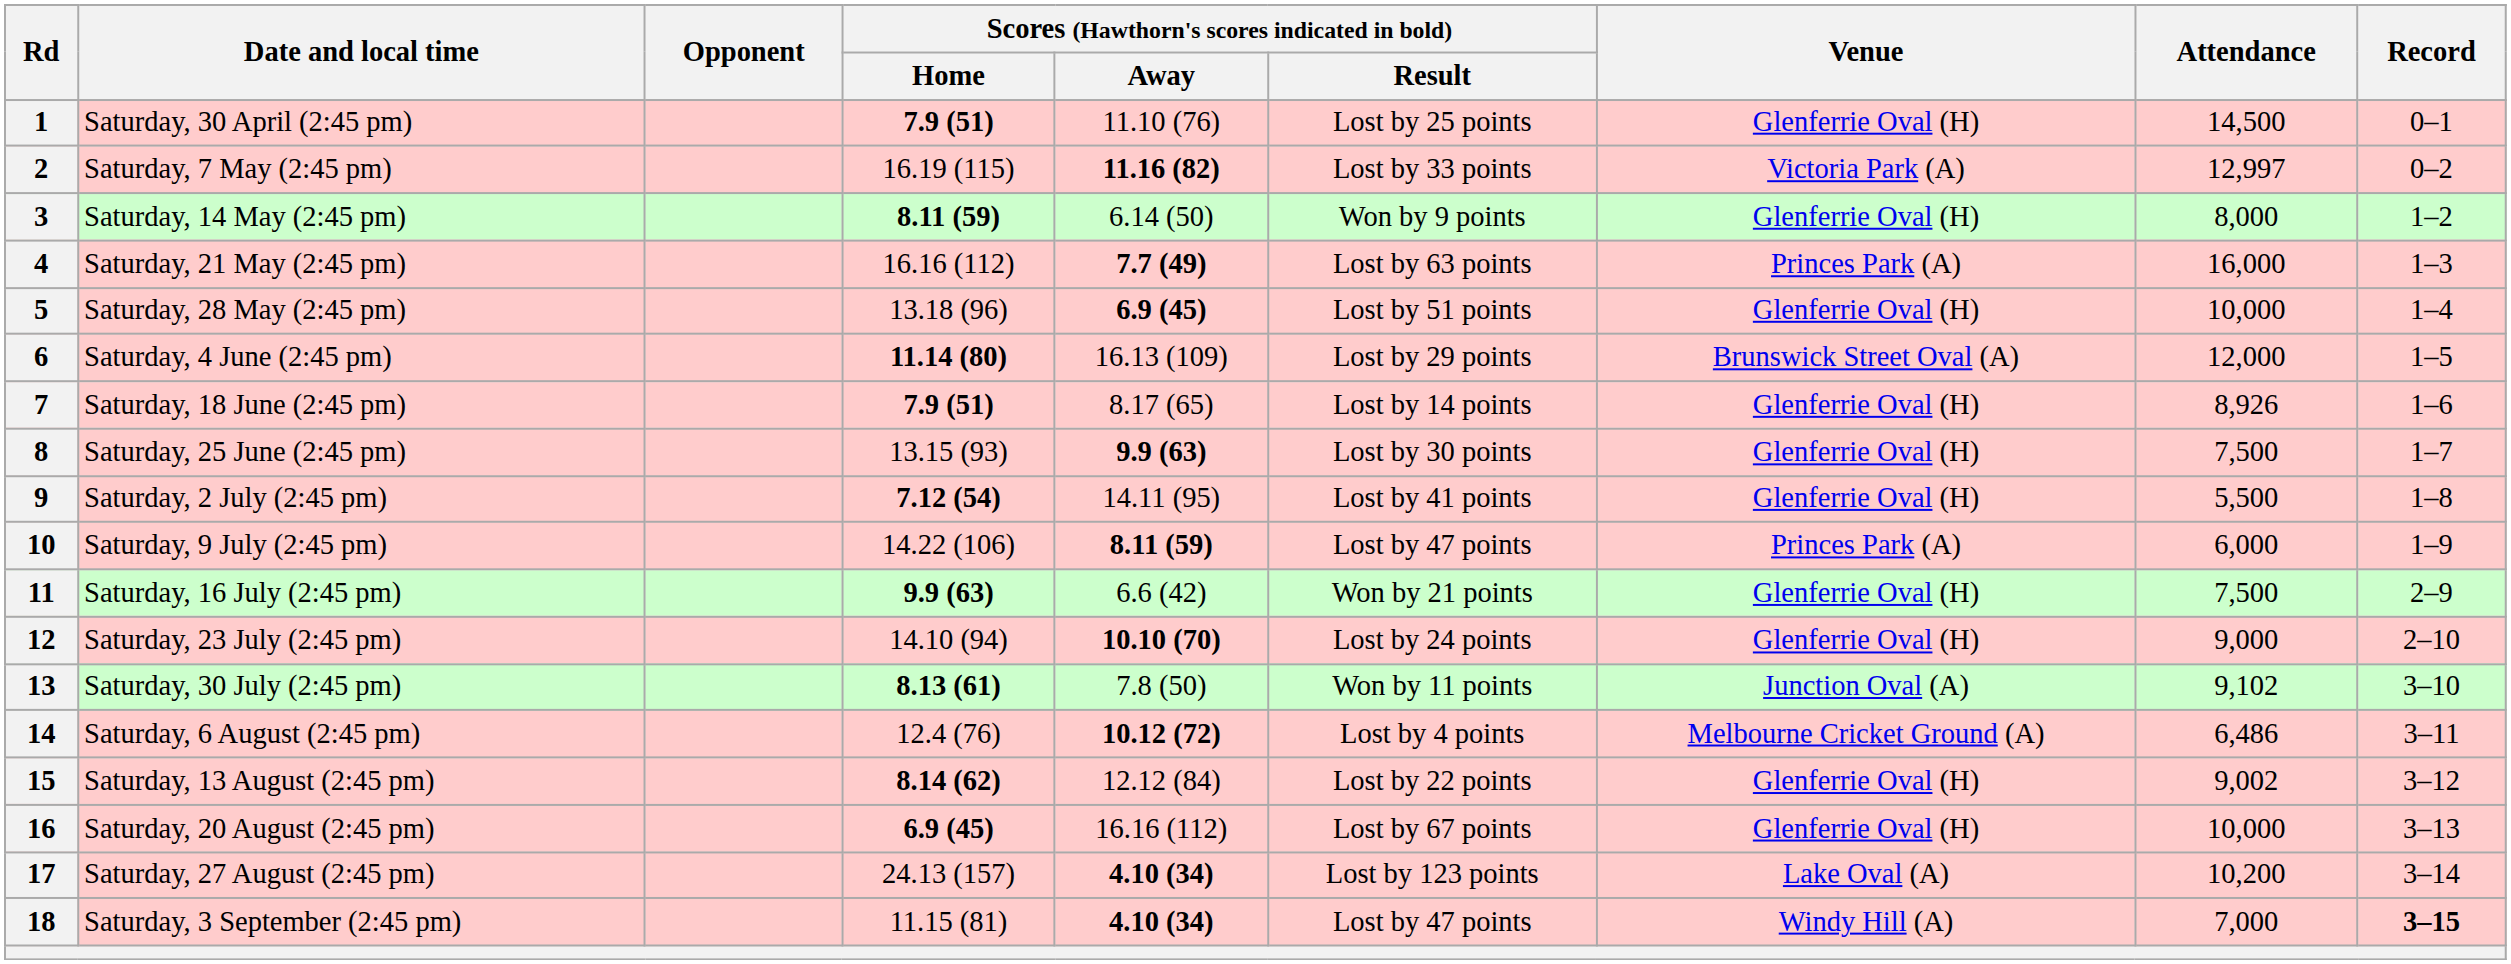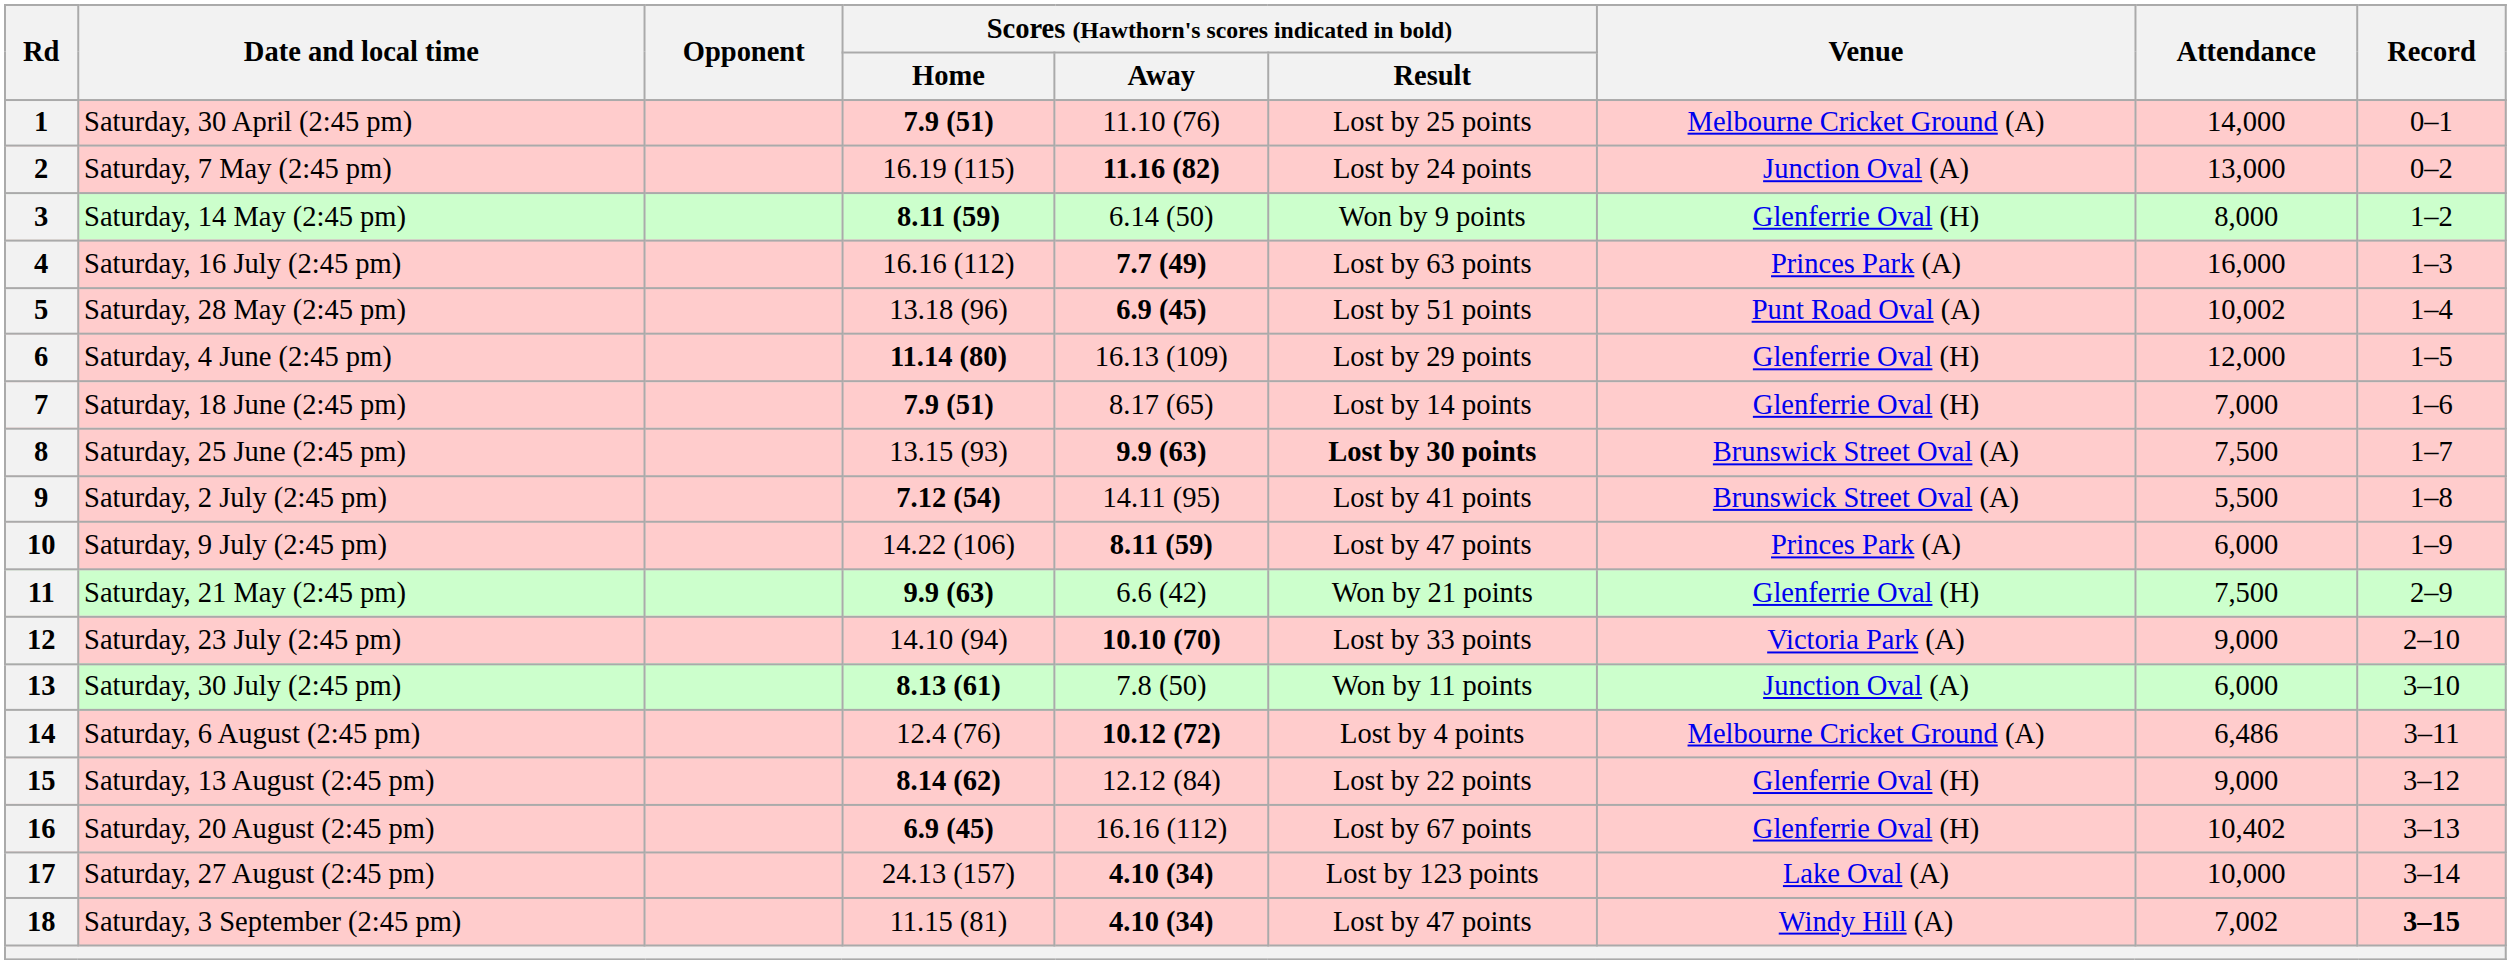(1866, 122) Glenferrie Oval (H) -> (1866, 122) Melbourne Cricket Ground (A)
(2246, 122) 14,500 -> (2246, 122) 14,000
(1432, 169) Lost by 33 points -> (1432, 169) Lost by 24 points
(1866, 169) Victoria Park (A) -> (1866, 169) Junction Oval (A)
(2246, 169) 12,997 -> (2246, 169) 13,000
(245, 263) Saturday, 21 May (2:45 pm) -> (243, 263) Saturday, 16 July (2:45 pm)
(1866, 310) Glenferrie Oval (H) -> (1866, 310) Punt Road Oval (A)
(2246, 310) 10,000 -> (2246, 310) 10,002
(1866, 357) Brunswick Street Oval (A) -> (1866, 357) Glenferrie Oval (H)
(2246, 404) 8,926 -> (2246, 404) 7,000
(1432, 451) normal -> (1432, 451) bold
(1866, 451) Glenferrie Oval (H) -> (1866, 451) Brunswick Street Oval (A)
(1866, 498) Glenferrie Oval (H) -> (1866, 498) Brunswick Street Oval (A)
(243, 592) Saturday, 16 July (2:45 pm) -> (245, 592) Saturday, 21 May (2:45 pm)
(1432, 639) Lost by 24 points -> (1432, 639) Lost by 33 points
(1866, 639) Glenferrie Oval (H) -> (1866, 639) Victoria Park (A)
(2246, 686) 9,102 -> (2246, 686) 6,000
(2246, 780) 9,002 -> (2246, 780) 9,000
(2246, 827) 10,000 -> (2246, 827) 10,402
(2246, 874) 10,200 -> (2246, 874) 10,000
(2246, 921) 7,000 -> (2246, 921) 7,002
